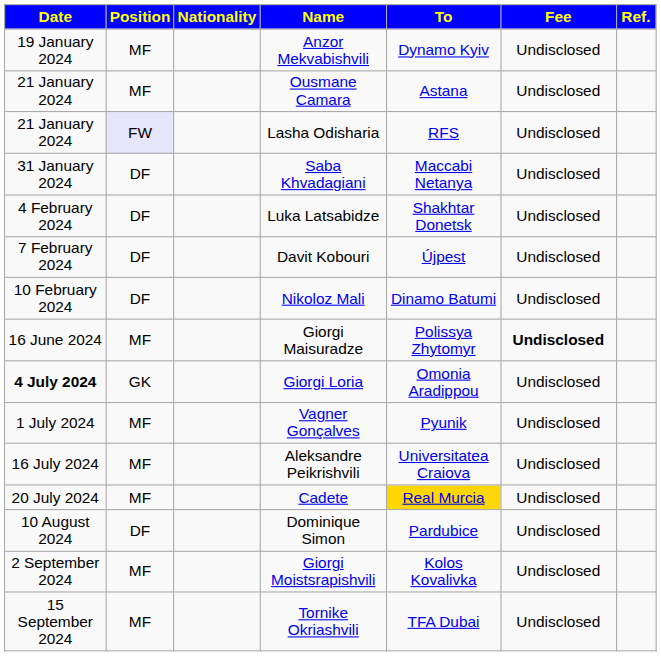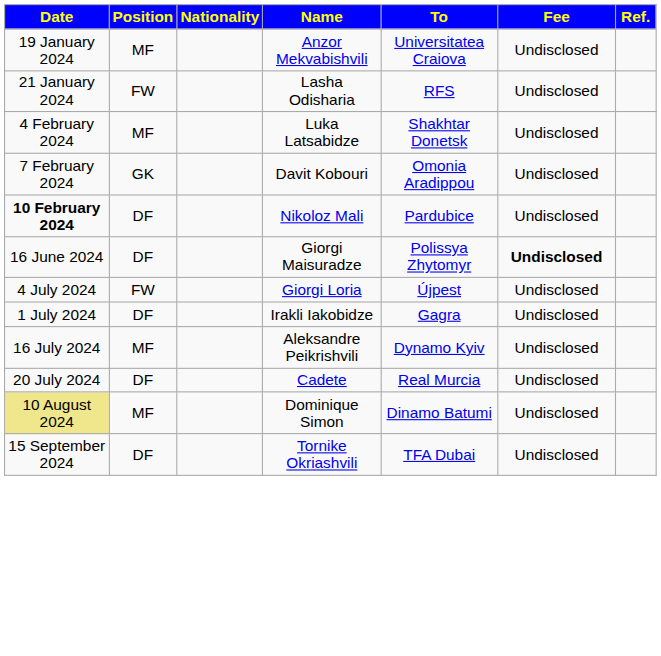(444, 50) Dynamo Kyiv -> (439, 50) Universitatea Craiova
- row: (323, 91)
(140, 133) lavender background -> (143, 91) no background
- row: (323, 174)
(140, 216) DF -> (143, 133) MF
(140, 257) DF -> (143, 174) GK
(444, 257) Újpest -> (439, 174) Omonia Aradippou
(55, 299) normal -> (57, 216) bold
(444, 299) Dinamo Batumi -> (439, 216) Pardubice
(140, 340) MF -> (143, 257) DF
(55, 382) bold -> (57, 290) normal
(140, 382) GK -> (143, 290) FW
(444, 382) Omonia Aradippou -> (439, 290) Újpest
+ row: (322, 315)
- row: (323, 423)
(444, 465) Universitatea Craiova -> (439, 347) Dynamo Kyiv
(140, 498) MF -> (143, 380) DF
(444, 498) gold background -> (439, 380) no background
(55, 530) no background -> (57, 413) khaki background
(140, 530) DF -> (143, 413) MF
(444, 530) Pardubice -> (439, 413) Dinamo Batumi
- row: (323, 572)
(140, 622) MF -> (143, 455) DF
